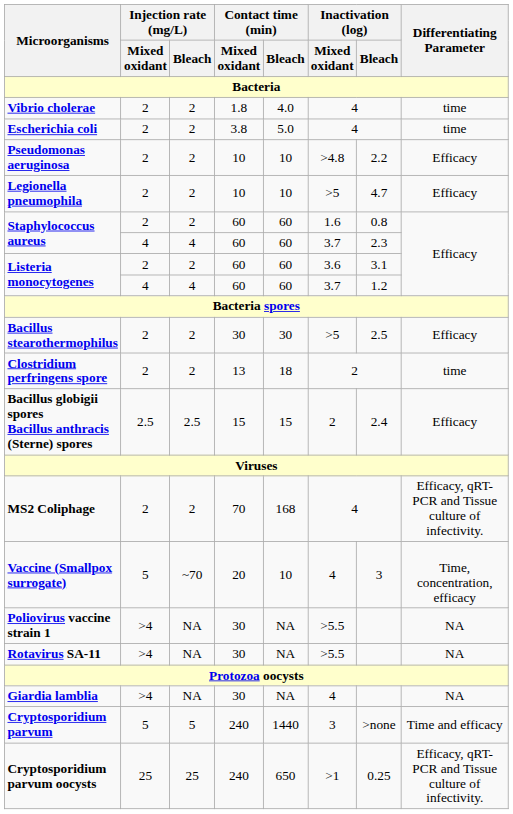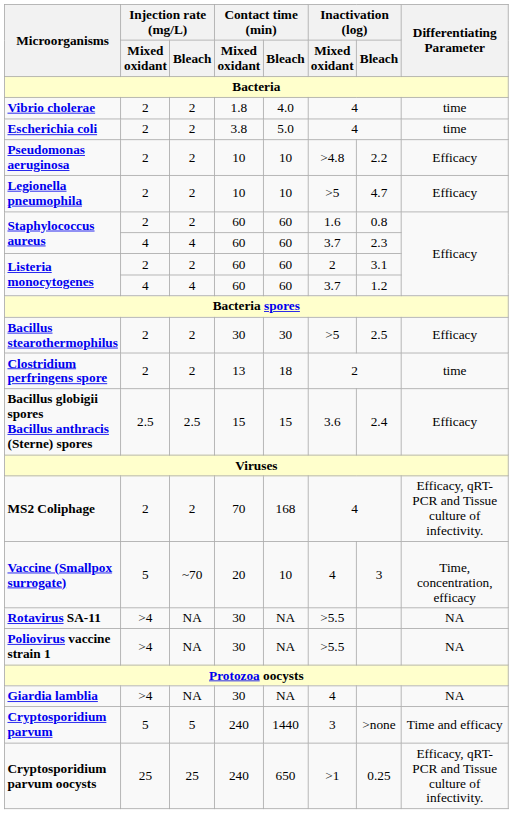(332, 264) 3.6 -> (332, 264) 2
(332, 421) 2 -> (332, 421) 3.6
rows swapped: (59, 625) <-> (54, 654)
